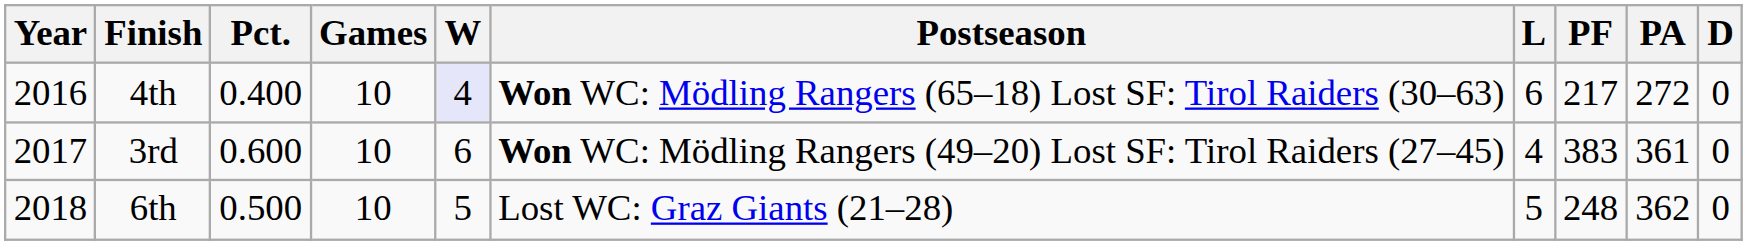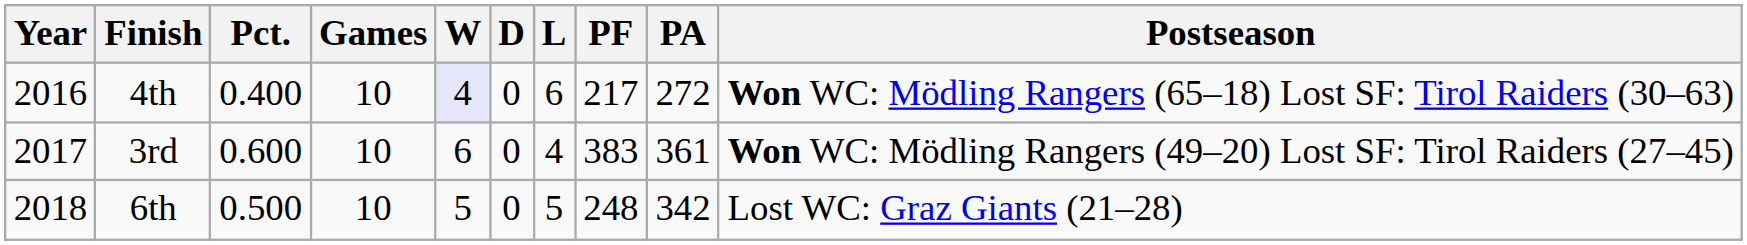columns swapped: (1721, 33) <-> (1001, 33)
(1663, 208) 362 -> (683, 208) 342
